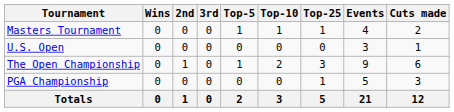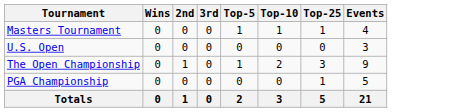- column: (418, 13)
